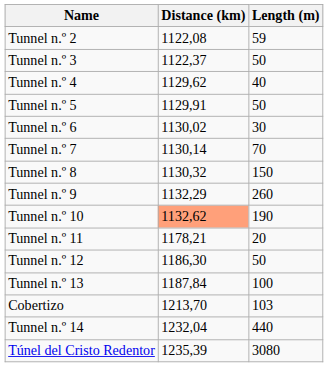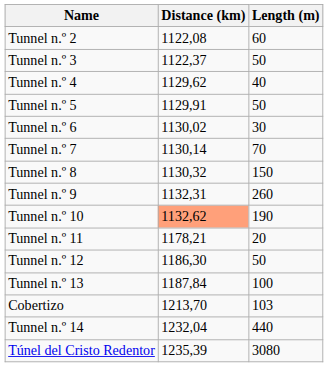(259, 38) 59 -> (259, 38) 60
(184, 194) 1132,29 -> (184, 194) 1132,31
